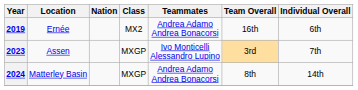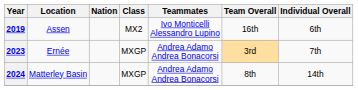(58, 28) Ernée -> (58, 28) Assen
(185, 28) Andrea Adamo Andrea Bonacorsi -> (185, 28) Ivo Monticelli Alessandro Lupino
(58, 51) Assen -> (58, 51) Ernée
(185, 51) Ivo Monticelli Alessandro Lupino -> (185, 51) Andrea Adamo Andrea Bonacorsi
